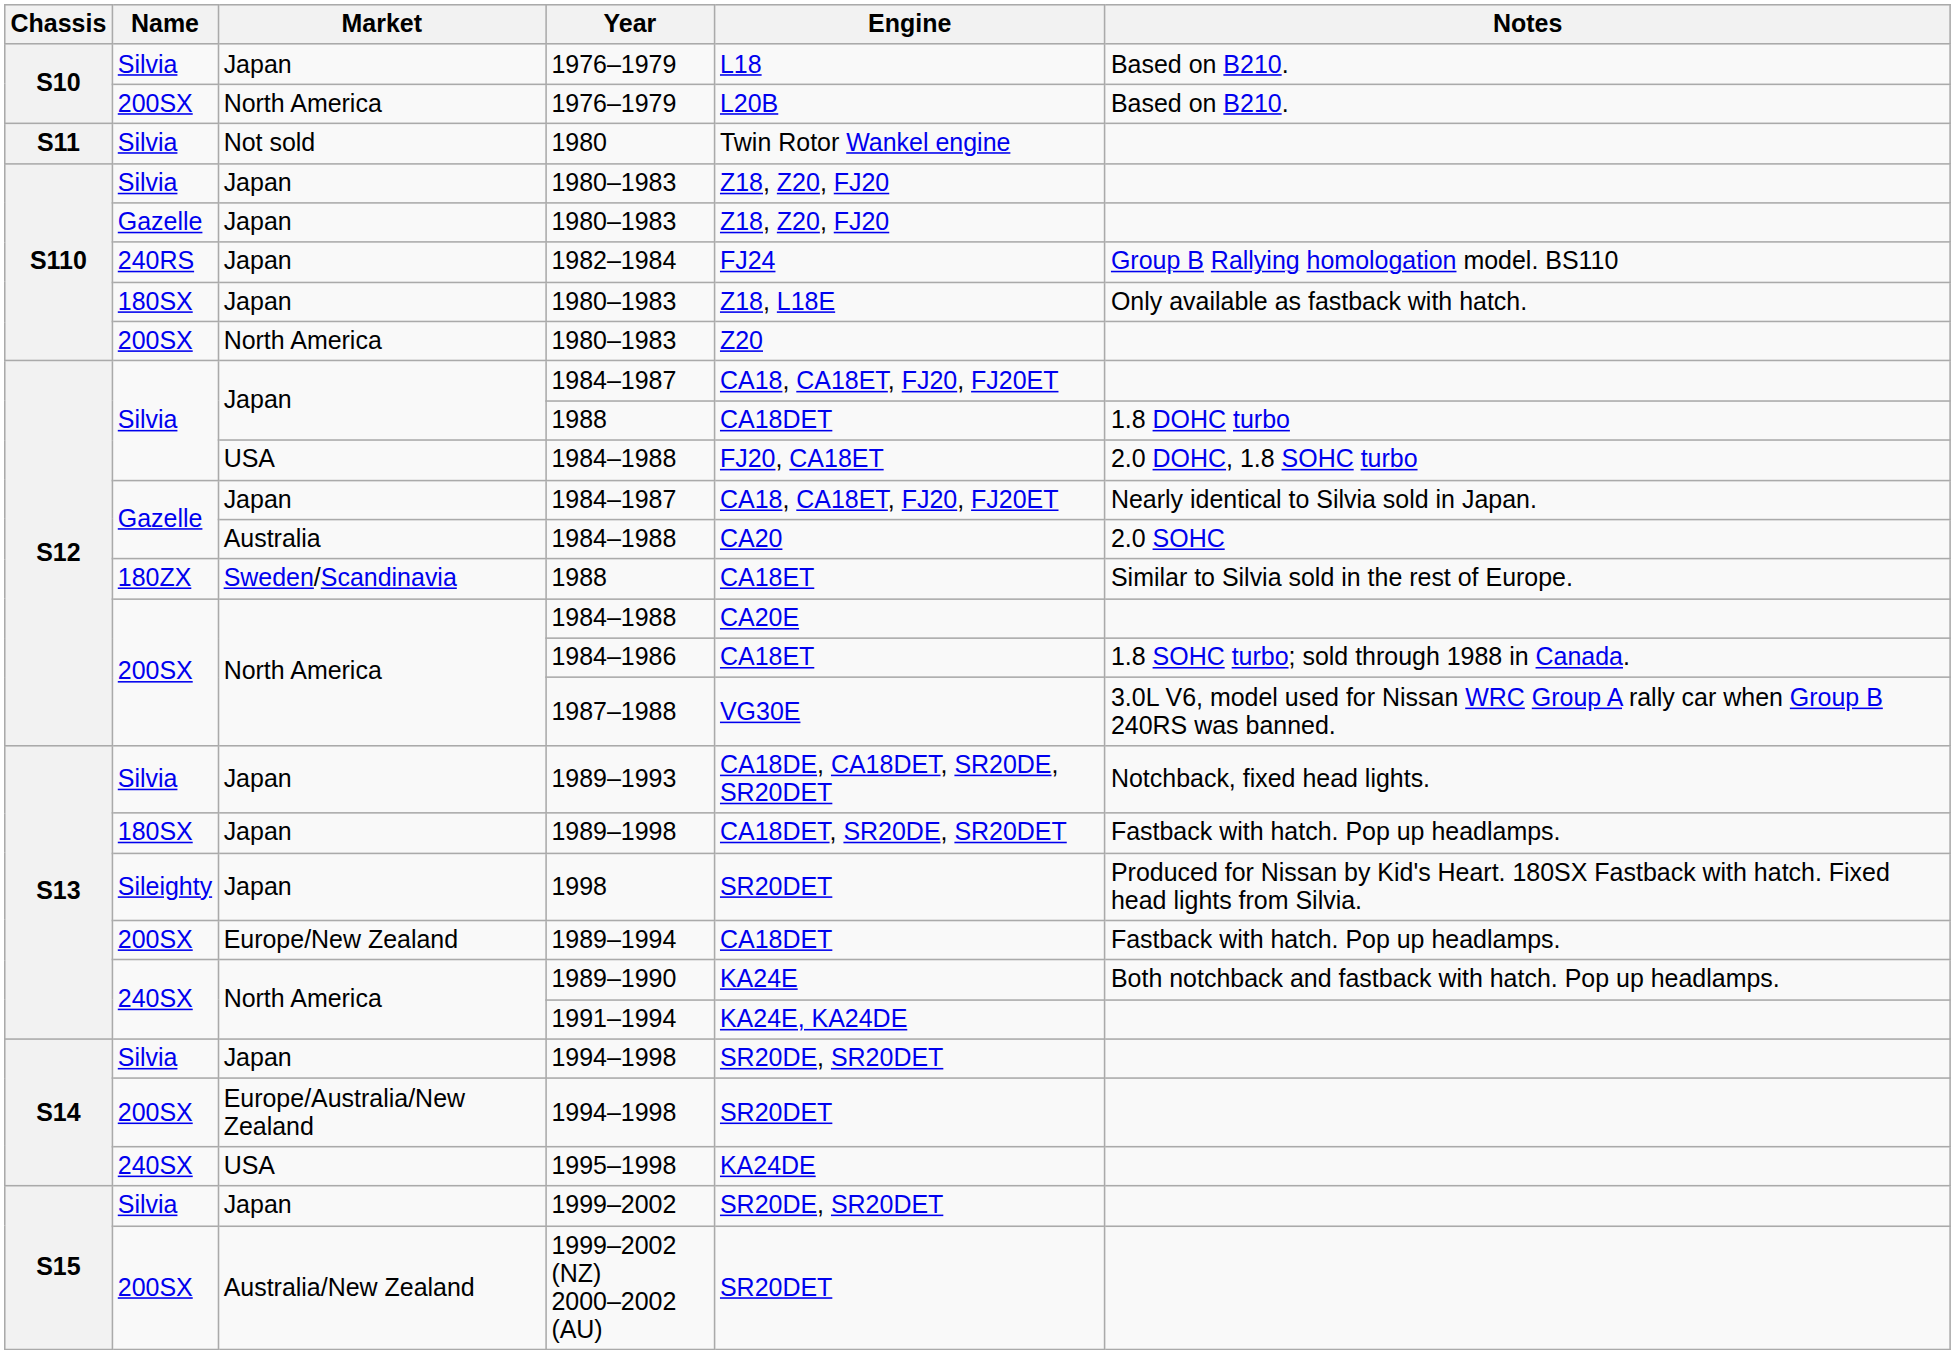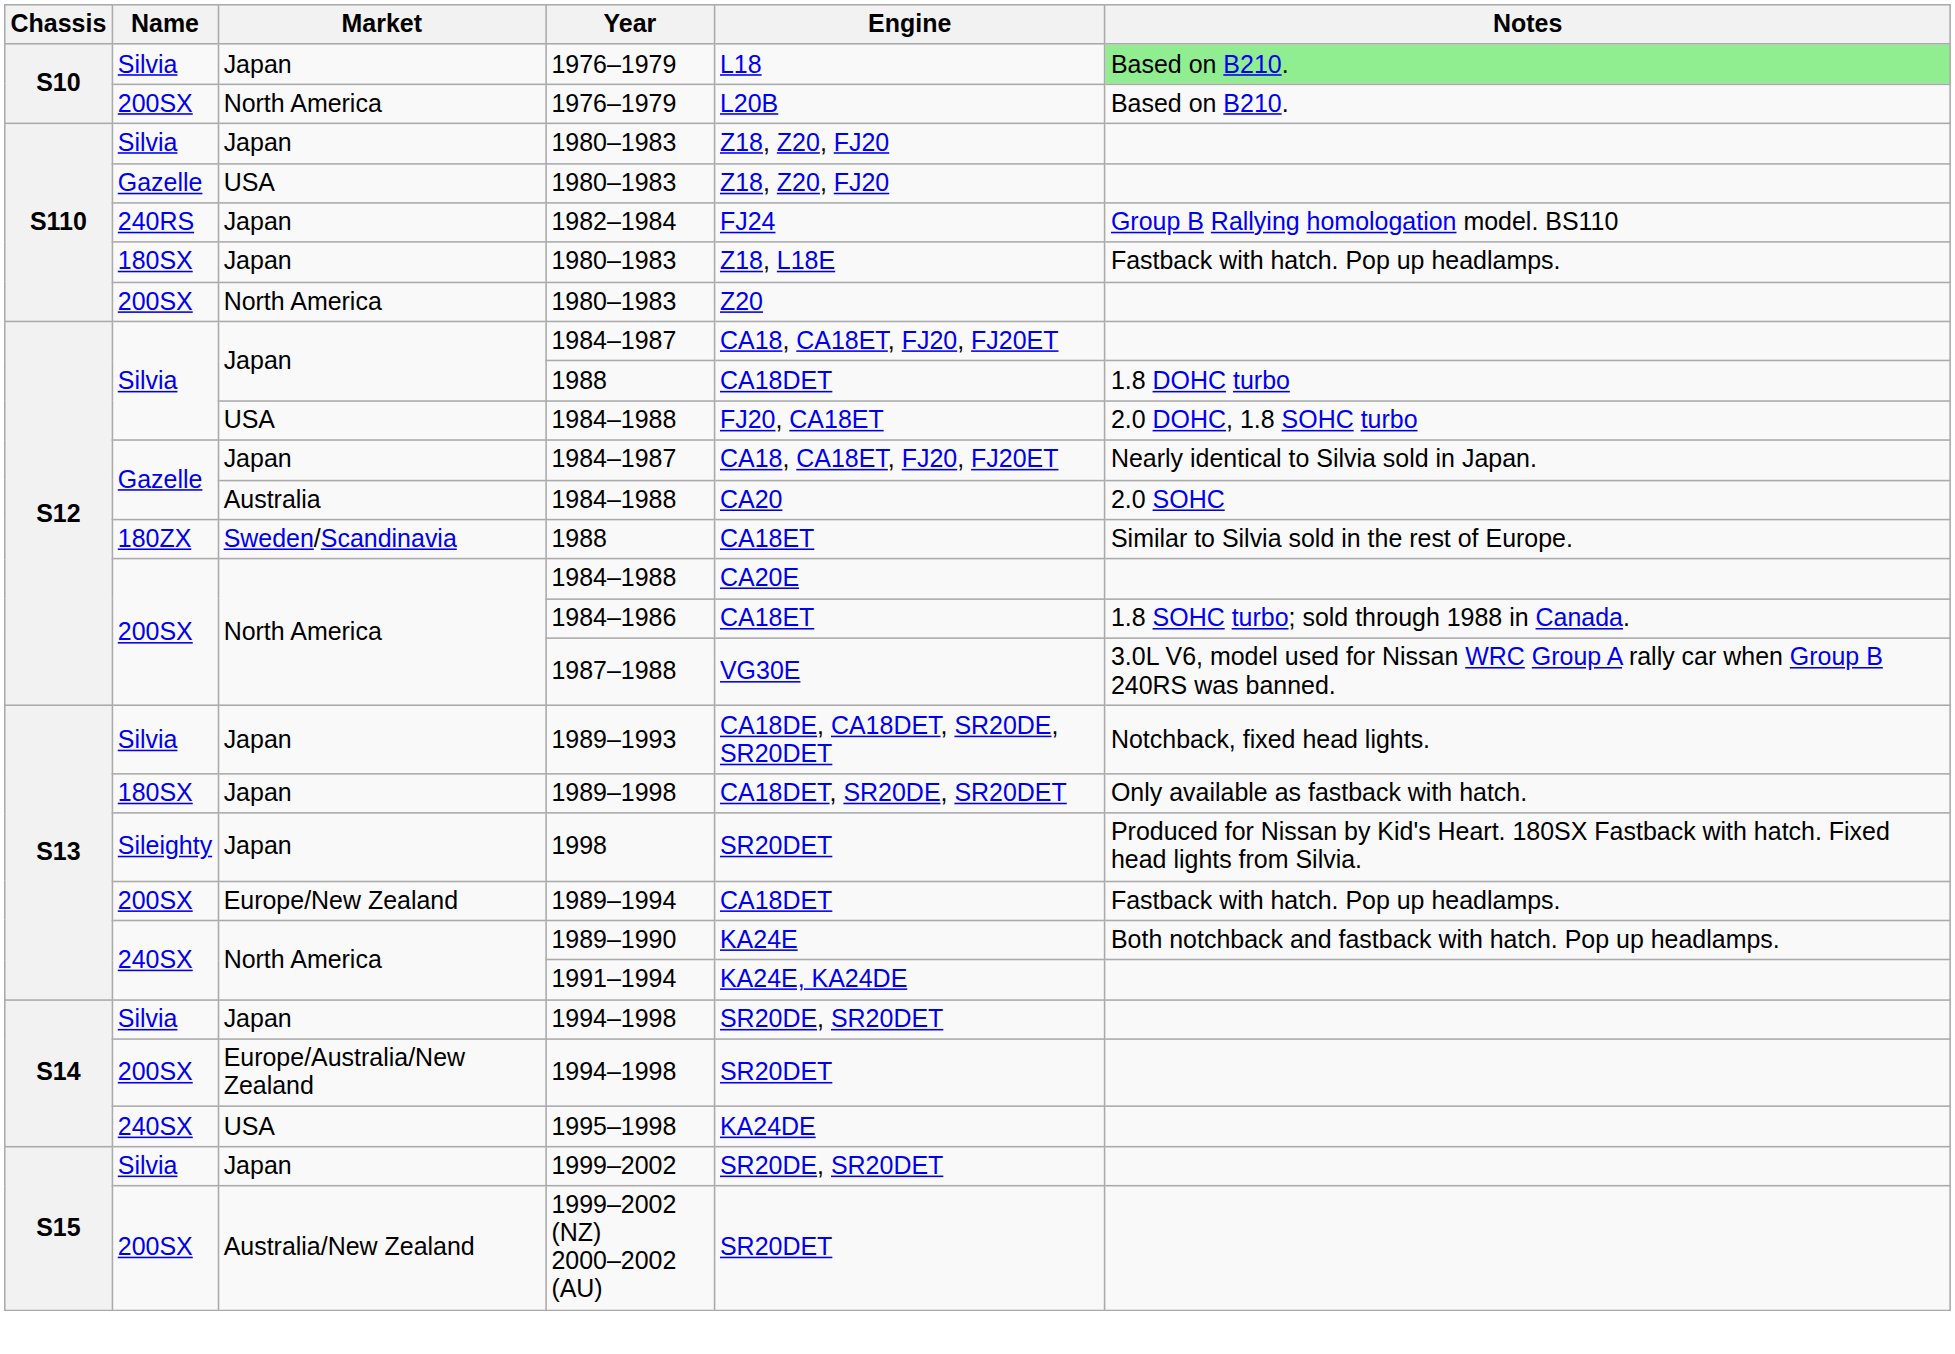(1200, 63) no background -> (1200, 63) lightgreen background
- row: (148, 143)
(258, 222) Japan -> (249, 182) USA
(1319, 301) Only available as fastback with hatch. -> (1336, 261) Fastback with hatch. Pop up headlamps.
(1336, 832) Fastback with hatch. Pop up headlamps. -> (1319, 792) Only available as fastback with hatch.
